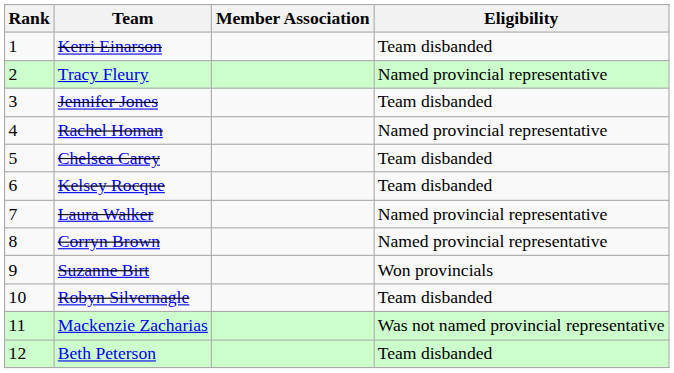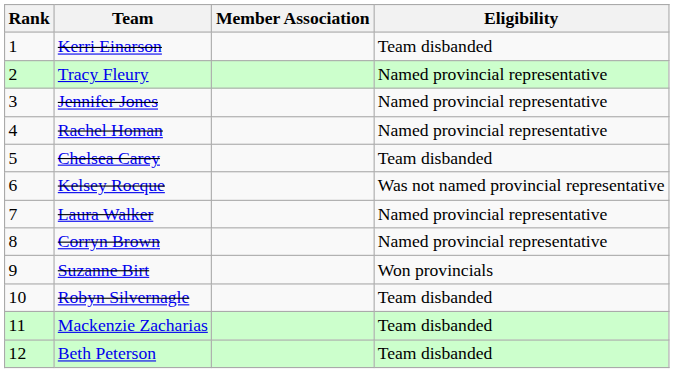(435, 102) Team disbanded -> (493, 102) Named provincial representative
(435, 185) Team disbanded -> (521, 185) Was not named provincial representative
(521, 325) Was not named provincial representative -> (435, 325) Team disbanded
